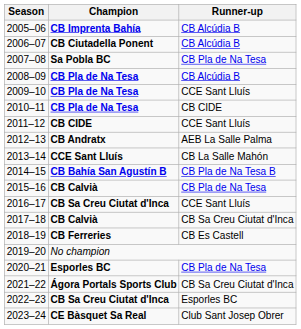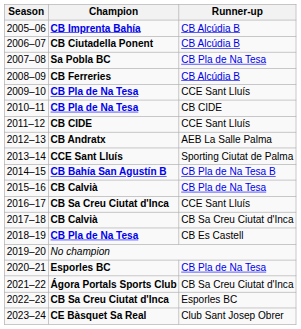(94, 76) CB Pla de Na Tesa -> (81, 76) CB Ferreries
(225, 156) CB La Salle Mahón -> (237, 156) Sporting Ciutat de Palma
(81, 236) CB Ferreries -> (94, 236) CB Pla de Na Tesa
